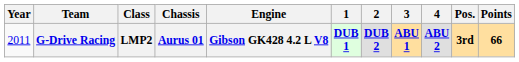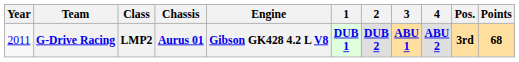(496, 39) 66 -> (496, 39) 68
